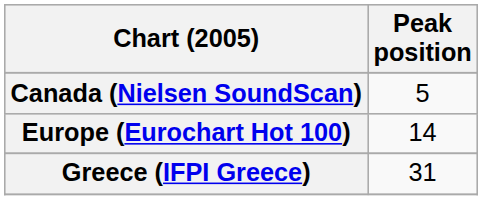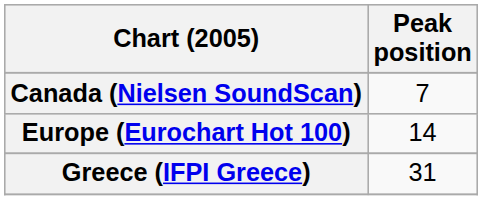(423, 93) 5 -> (423, 93) 7
